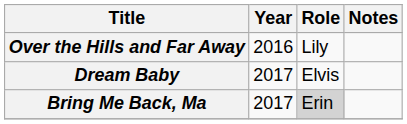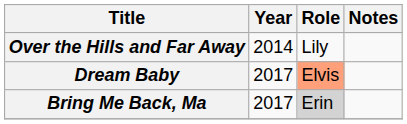(273, 47) 2016 -> (273, 47) 2014
(320, 75) no background -> (320, 75) lightsalmon background
